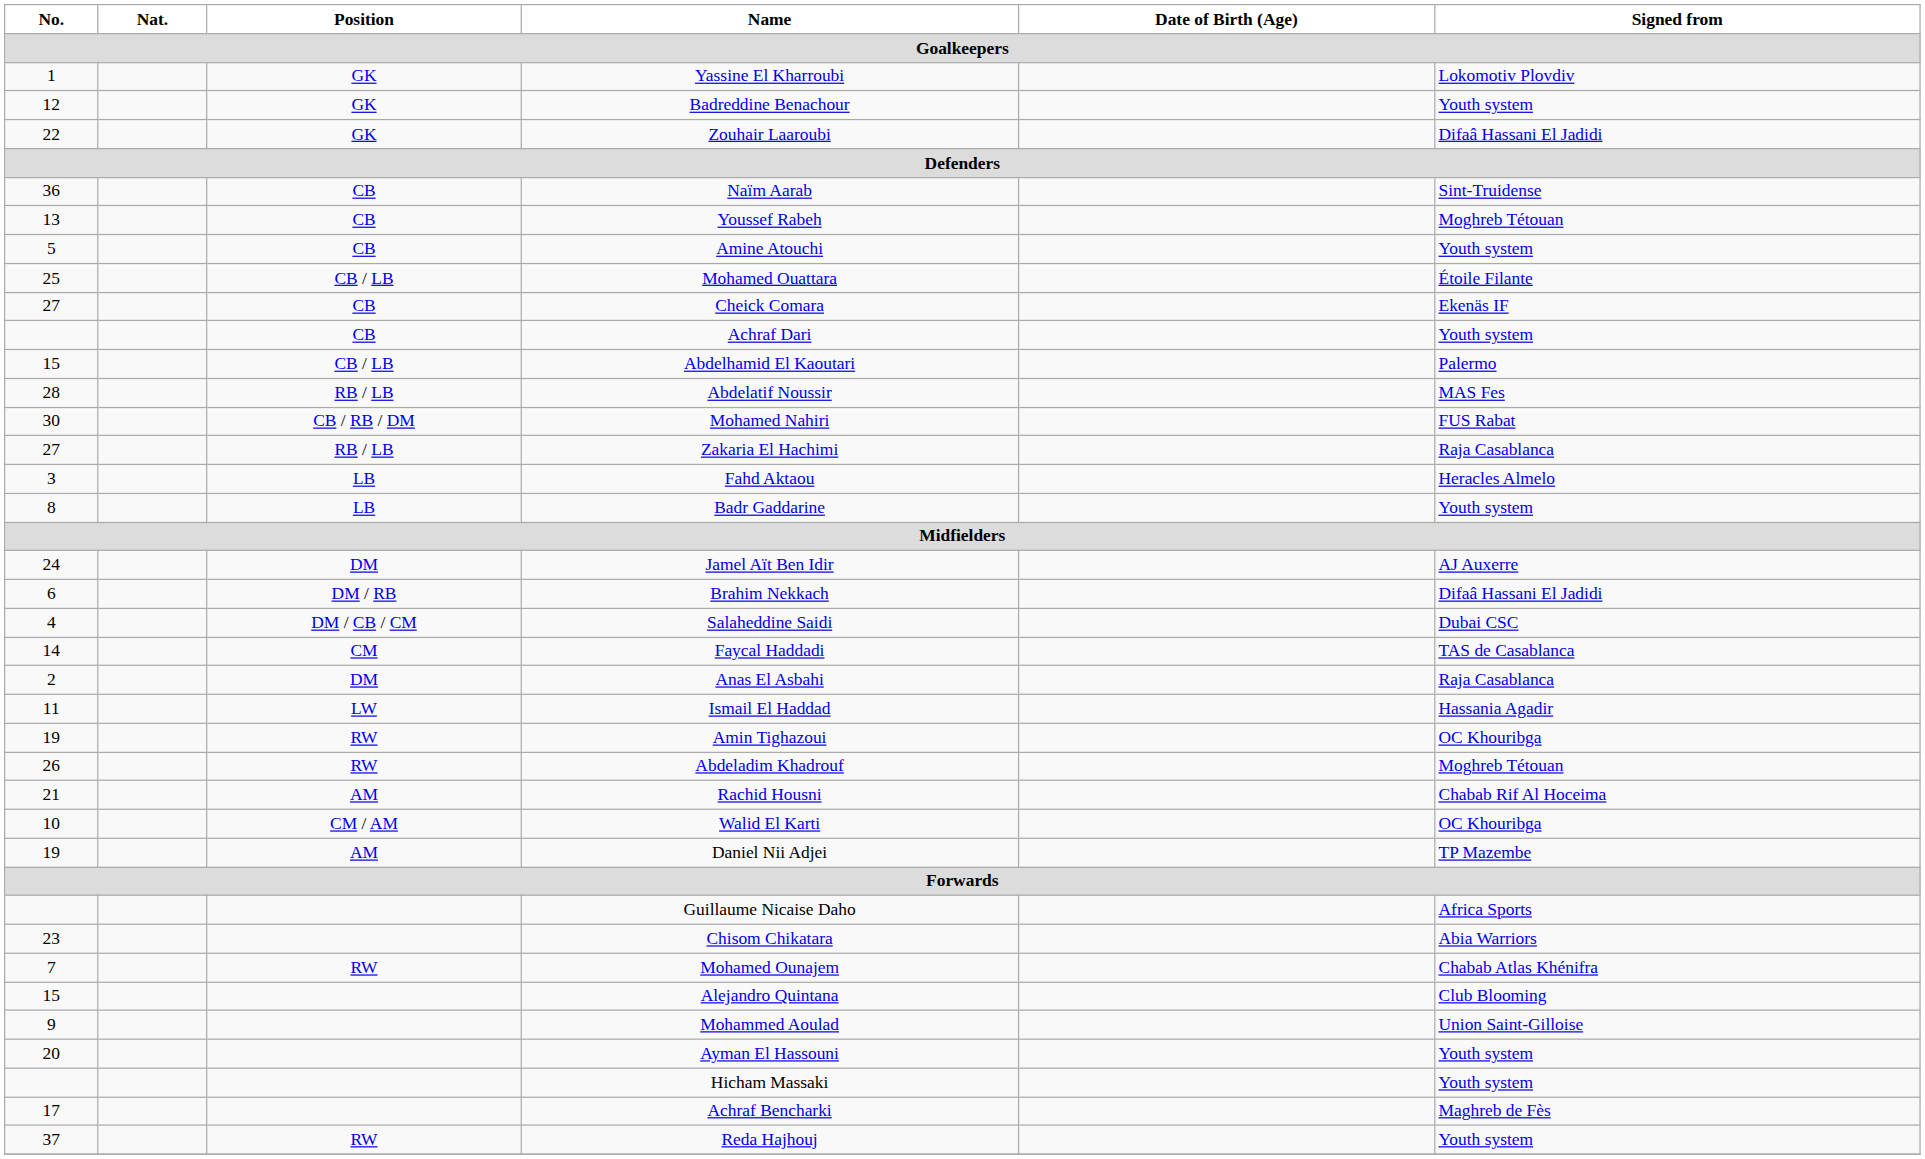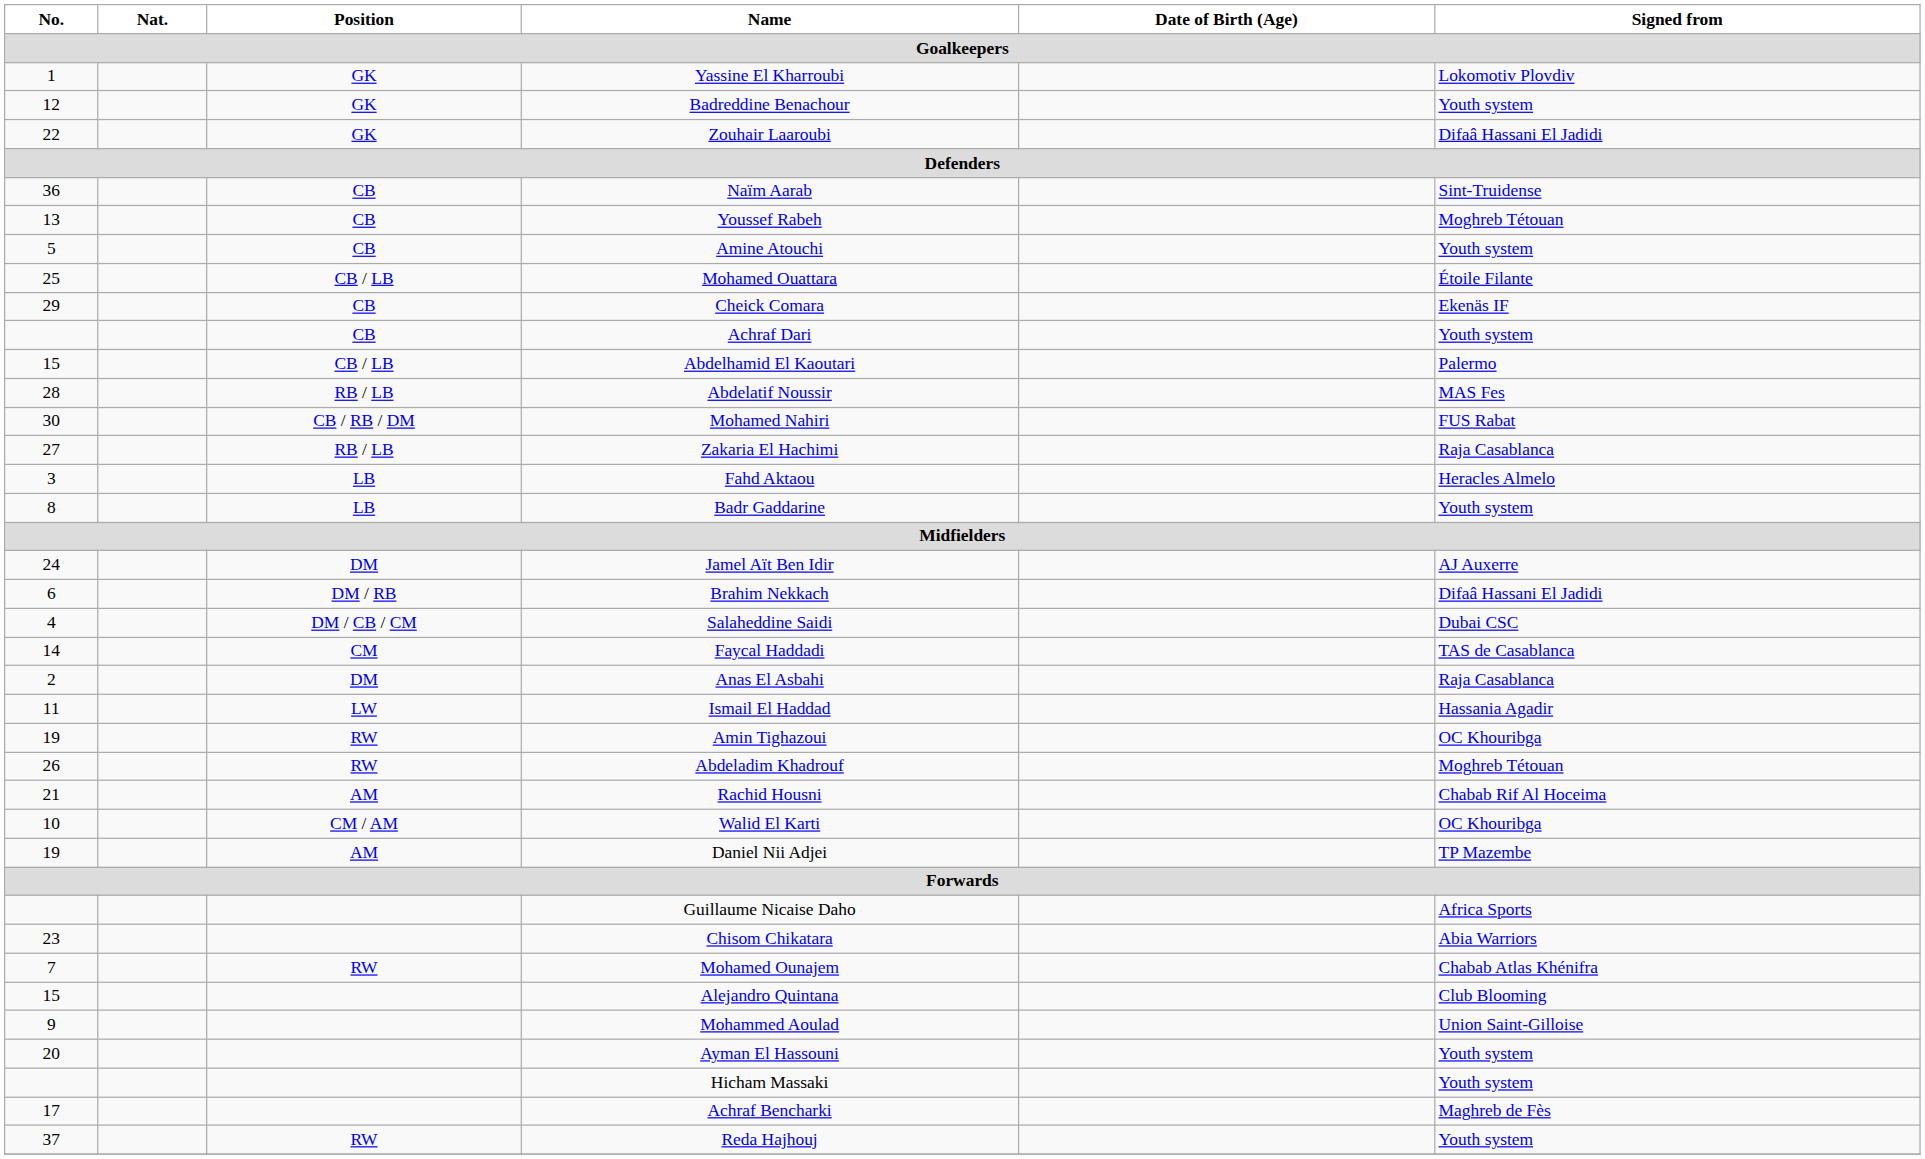(51, 306) 27 -> (51, 306) 29
